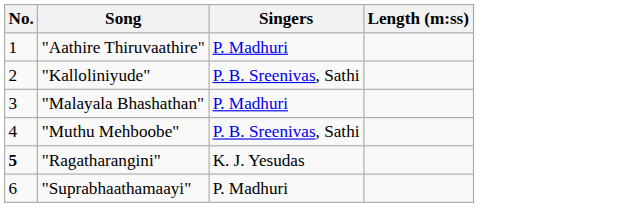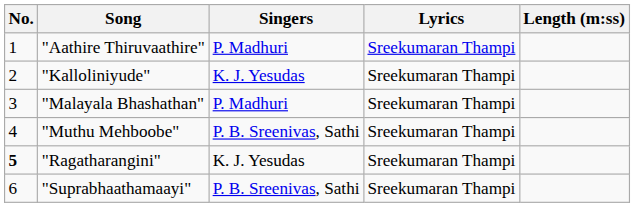+ column: (441, 18)
(286, 75) P. B. Sreenivas, Sathi -> (259, 75) K. J. Yesudas
(250, 188) P. Madhuri -> (286, 188) P. B. Sreenivas, Sathi
